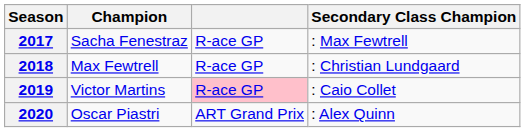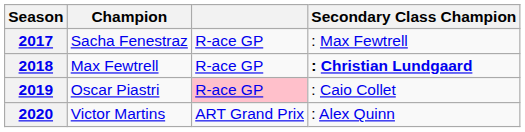(385, 65) normal -> (392, 65) bold
(118, 90) Victor Martins -> (115, 90) Oscar Piastri
(115, 114) Oscar Piastri -> (118, 114) Victor Martins
